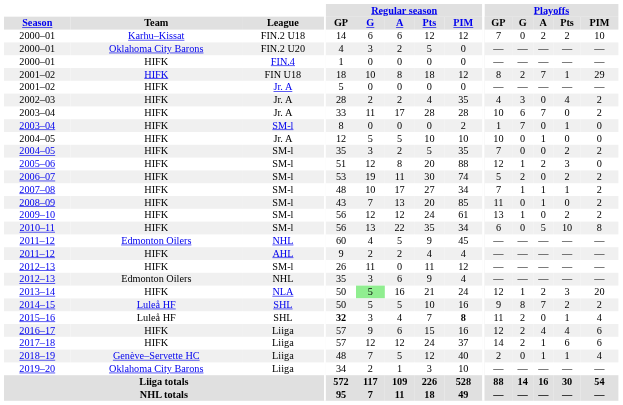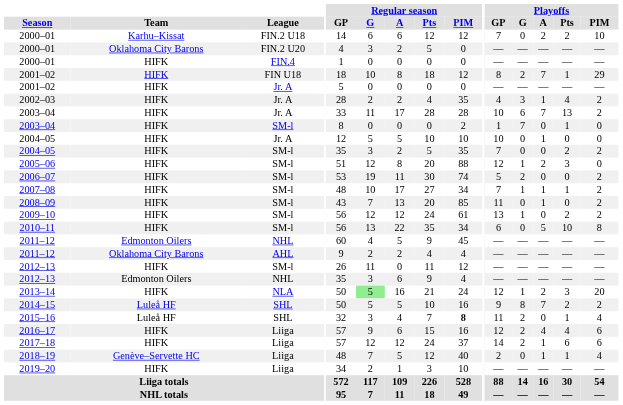(543, 100) 0 -> (543, 100) 1
(567, 112) 0 -> (567, 112) 13
(567, 176) 2 -> (567, 176) 0
(156, 253) HIFK -> (156, 253) Oklahoma City Barons
(341, 317) bold -> (341, 317) normal
(156, 368) Oklahoma City Barons -> (156, 368) HIFK
